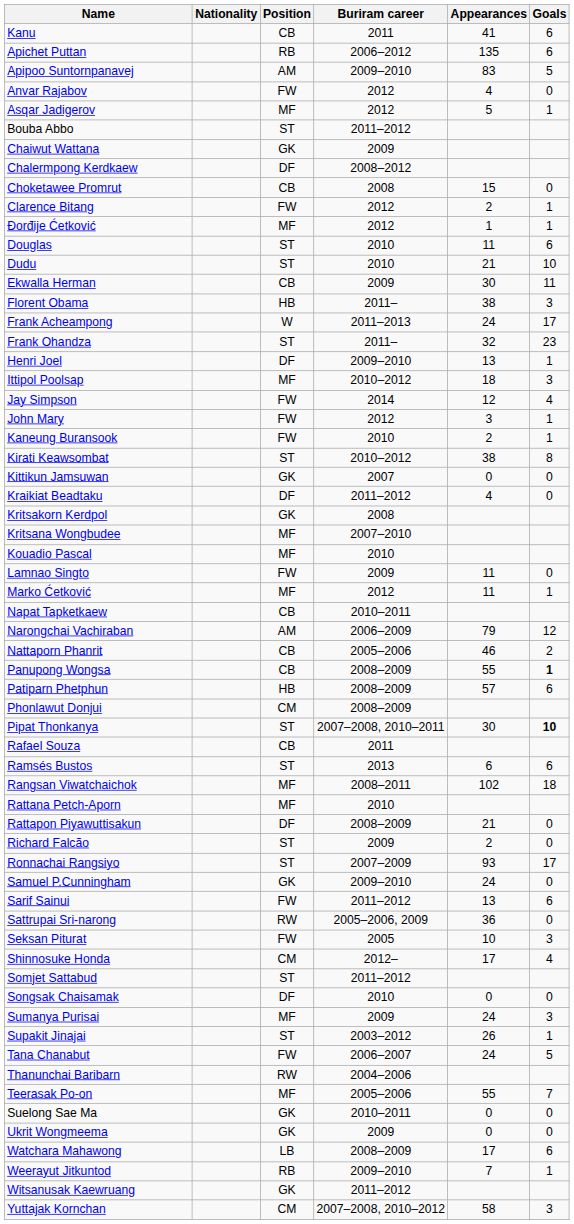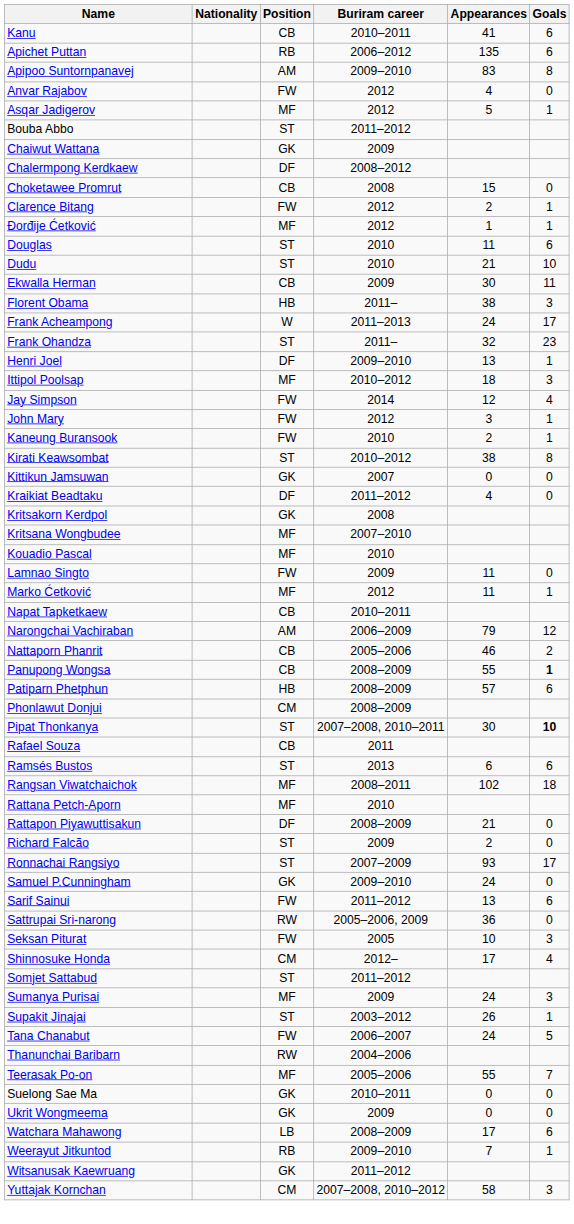(381, 33) 2011 -> (381, 33) 2010–2011
(550, 71) 5 -> (550, 71) 8
- row: (63, 997)
